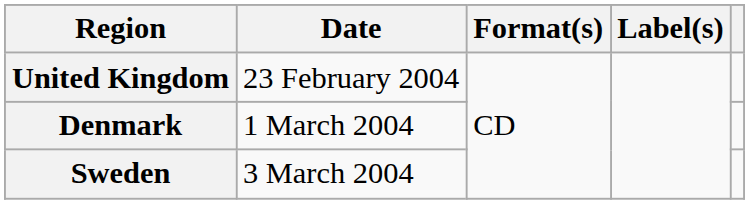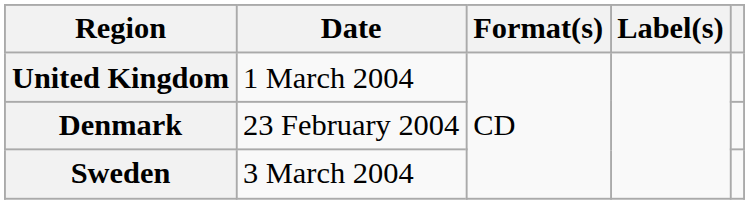(351, 76) 23 February 2004 -> (328, 76) 1 March 2004
(328, 125) 1 March 2004 -> (351, 125) 23 February 2004
